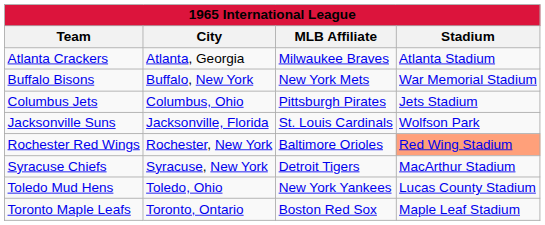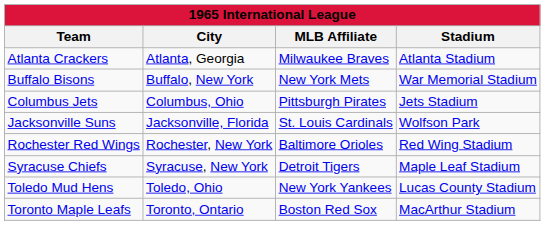(456, 144) lightsalmon background -> (456, 144) no background
(457, 166) MacArthur Stadium -> (460, 166) Maple Leaf Stadium
(460, 209) Maple Leaf Stadium -> (457, 209) MacArthur Stadium
